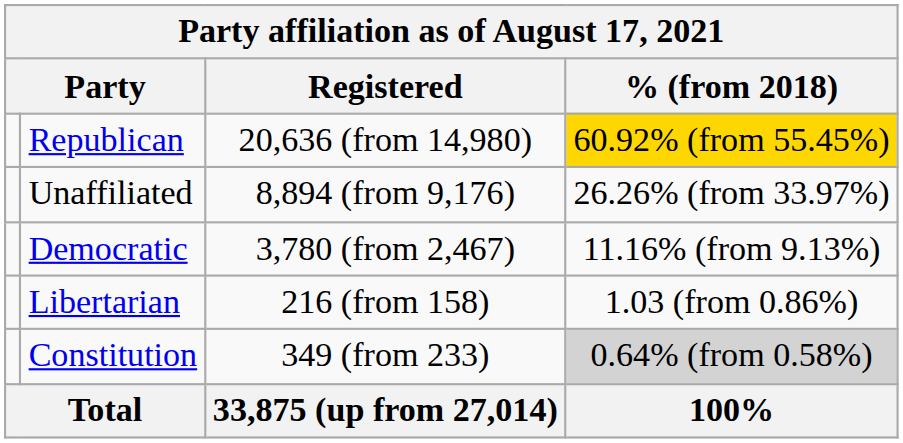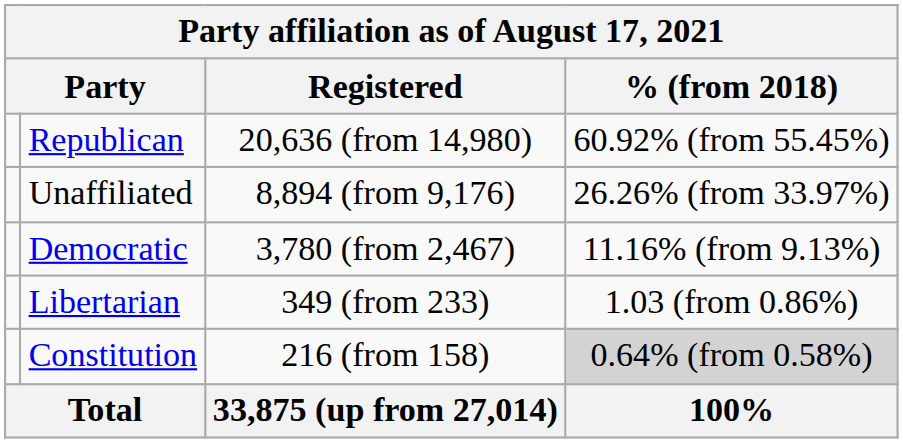(732, 139) gold background -> (732, 139) no background
(385, 301) 216 (from 158) -> (385, 301) 349 (from 233)
(385, 355) 349 (from 233) -> (385, 355) 216 (from 158)
